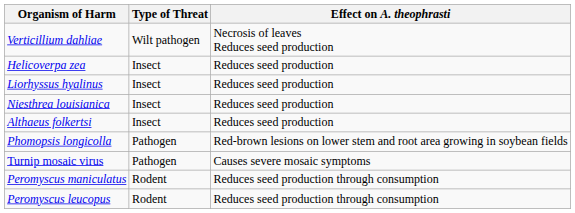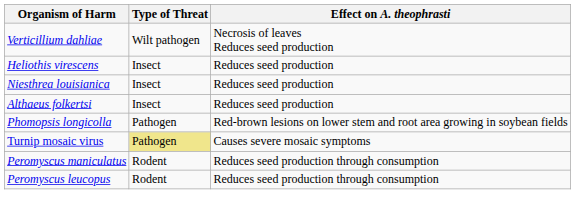- row: (46, 65)
+ row: (53, 65)
- row: (55, 84)
(154, 160) no background -> (154, 141) khaki background
